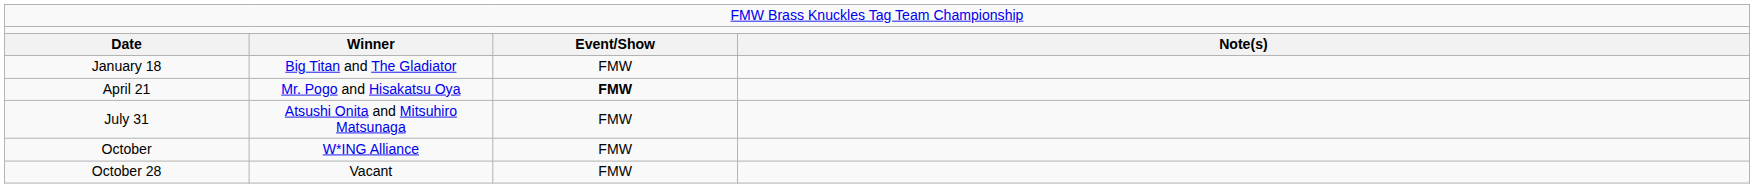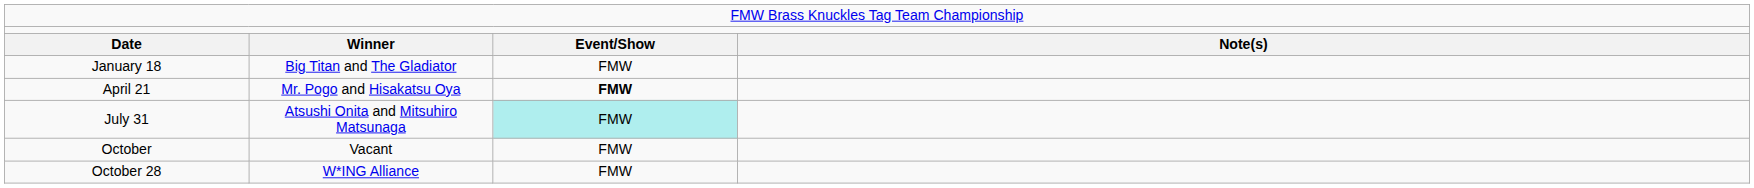(615, 119) no background -> (615, 119) paleturquoise background
(371, 149) W*ING Alliance -> (371, 149) Vacant
(371, 171) Vacant -> (371, 171) W*ING Alliance
